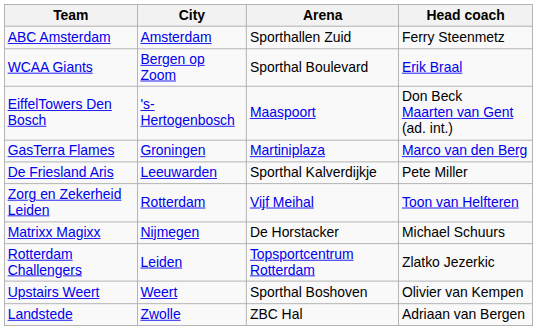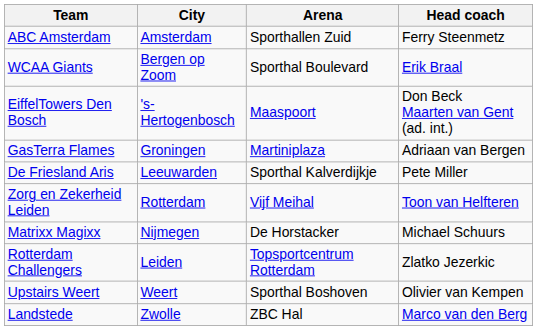(465, 150) Marco van den Berg -> (463, 150) Adriaan van Bergen
(463, 314) Adriaan van Bergen -> (465, 314) Marco van den Berg
